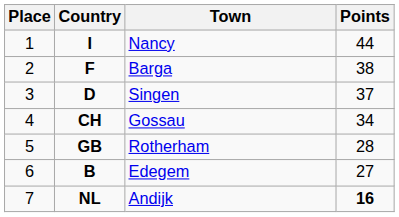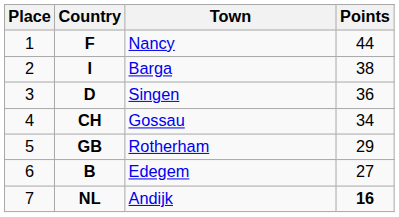(90, 43) I -> (90, 43) F
(90, 69) F -> (90, 69) I
(365, 95) 37 -> (365, 95) 36
(365, 146) 28 -> (365, 146) 29
